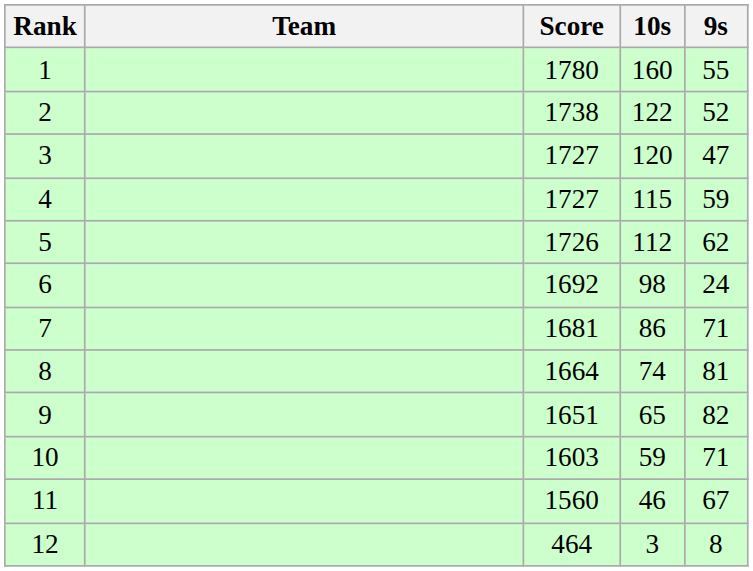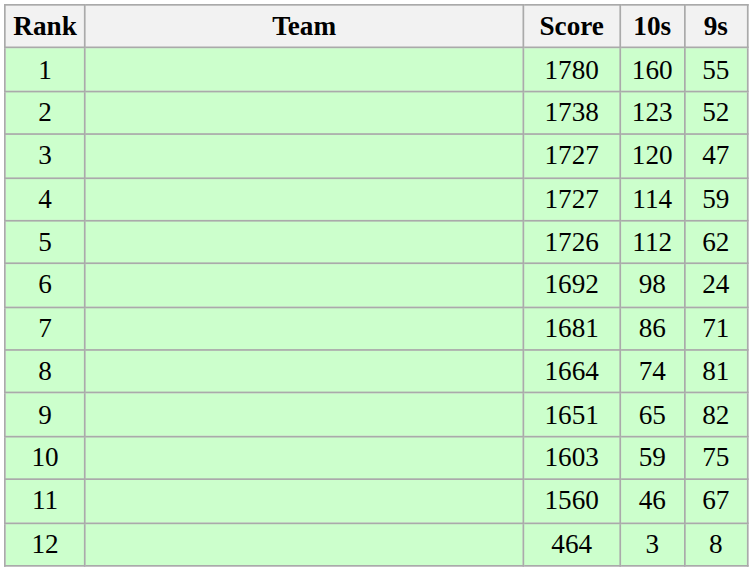(652, 112) 122 -> (652, 112) 123
(652, 198) 115 -> (652, 198) 114
(716, 457) 71 -> (716, 457) 75
